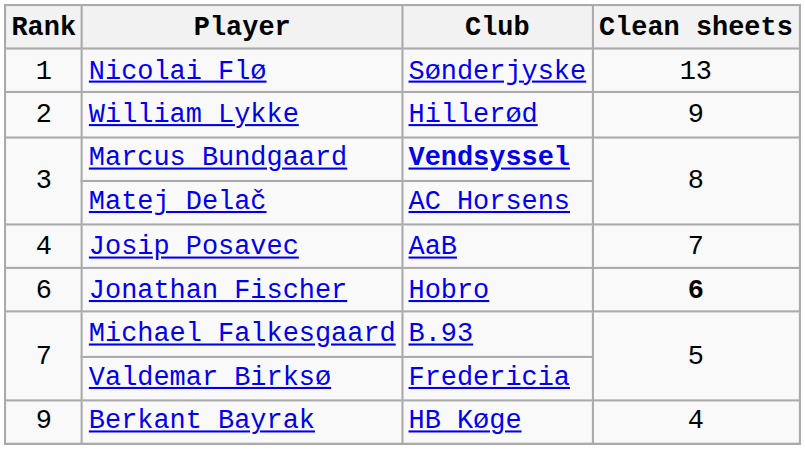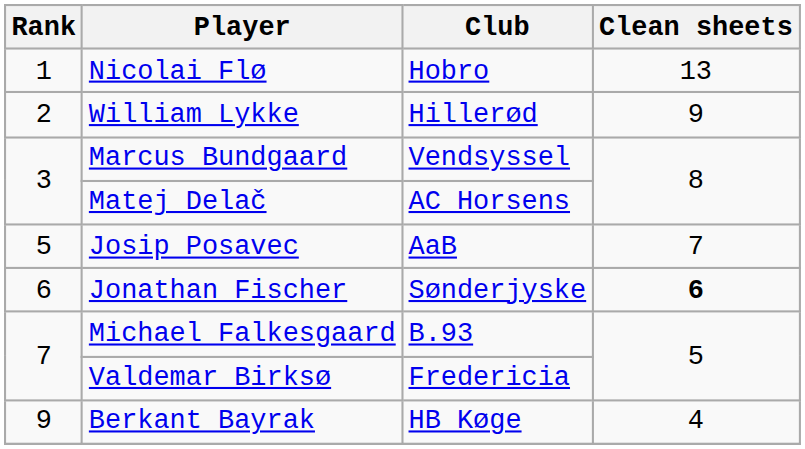(497, 71) Sønderjyske -> (449, 71) Hobro
(489, 159) bold -> (489, 159) normal
(44, 246) 4 -> (44, 246) 5
(449, 290) Hobro -> (497, 290) Sønderjyske
